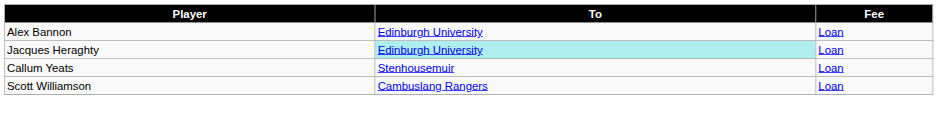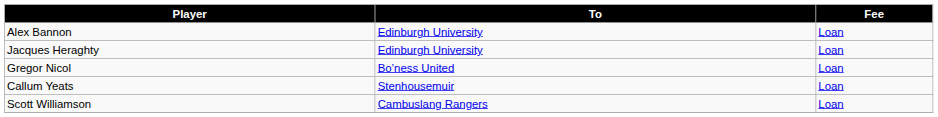(430, 50) paleturquoise background -> (430, 50) no background
+ row: (39, 68)
